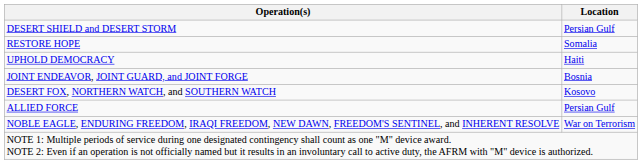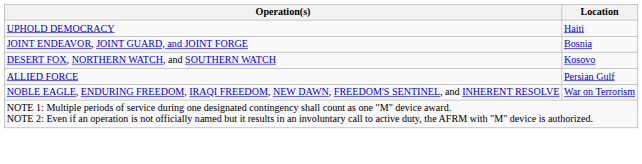- row: (91, 28)
- row: (43, 44)
